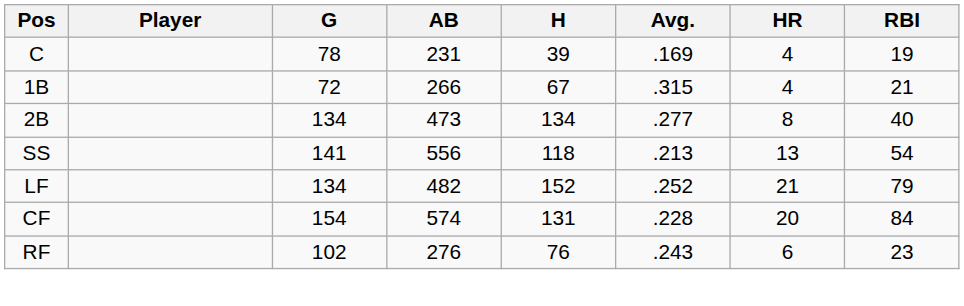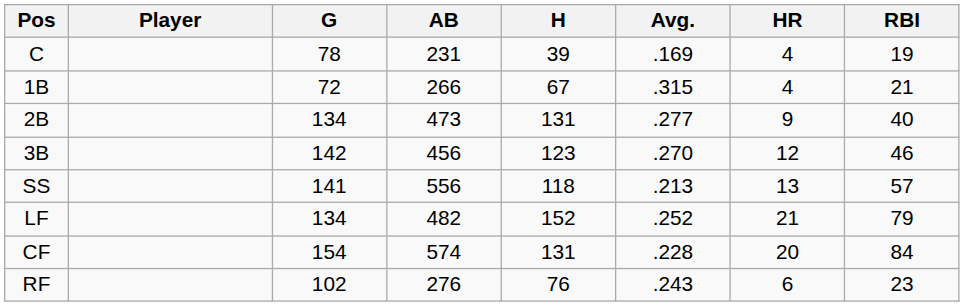(558, 119) 134 -> (558, 119) 131
(787, 119) 8 -> (787, 119) 9
+ row: (36, 152)
(902, 152) 54 -> (902, 185) 57
